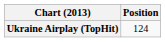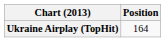(141, 28) 124 -> (141, 28) 164
